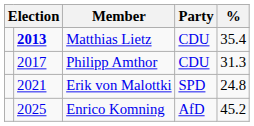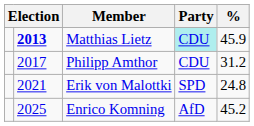(194, 39) no background -> (194, 39) paleturquoise background
(233, 39) 35.4 -> (233, 39) 45.9
(233, 62) 31.3 -> (233, 62) 31.2
